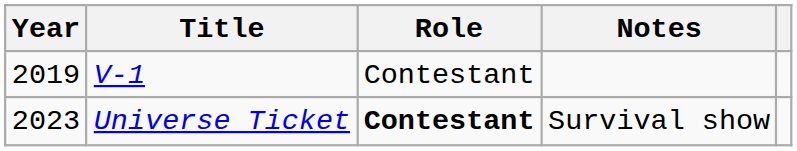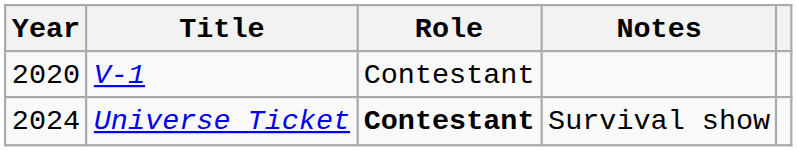(46, 75) 2019 -> (46, 75) 2020
(46, 121) 2023 -> (46, 121) 2024
